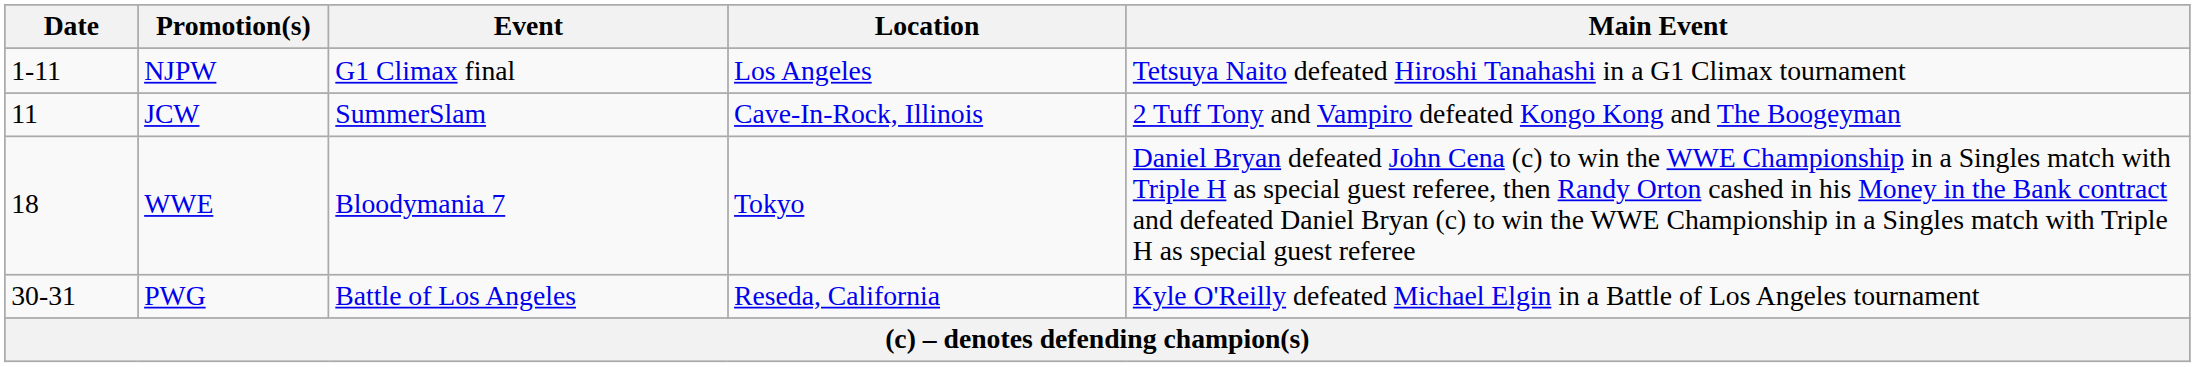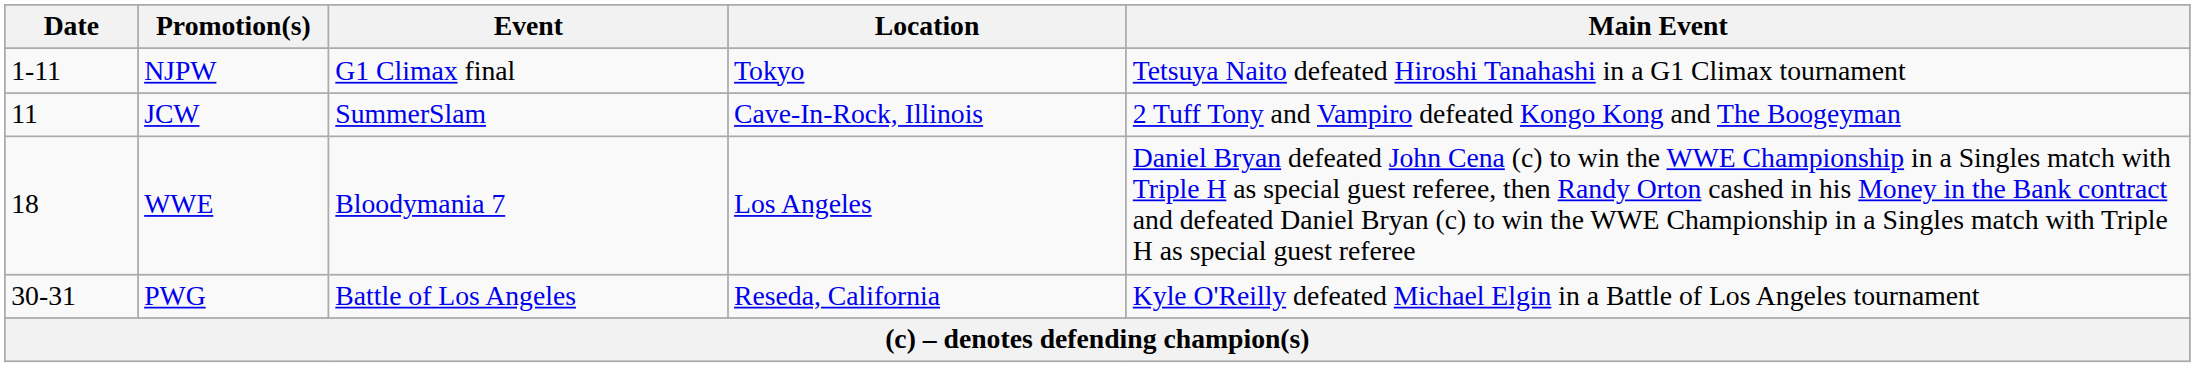(803, 70) Los Angeles -> (769, 70) Tokyo
(769, 204) Tokyo -> (803, 204) Los Angeles
